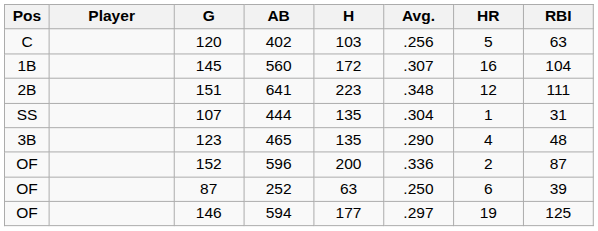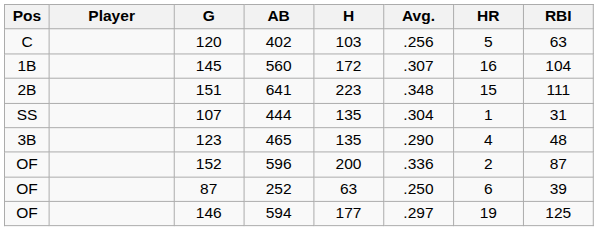(488, 90) 12 -> (488, 90) 15
